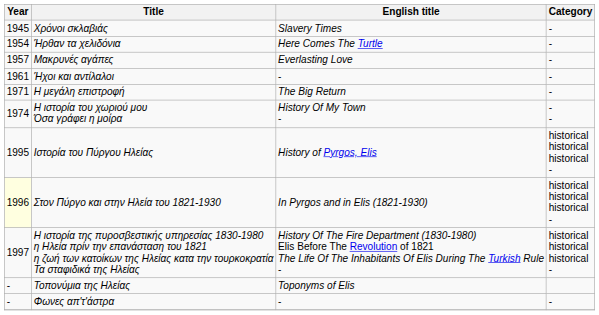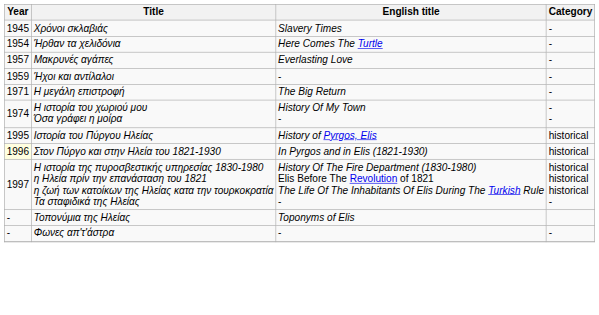(18, 76) 1961 -> (18, 76) 1959
(569, 152) historical historical historical - -> (569, 135) historical
(569, 202) historical historical historical - -> (569, 151) historical
